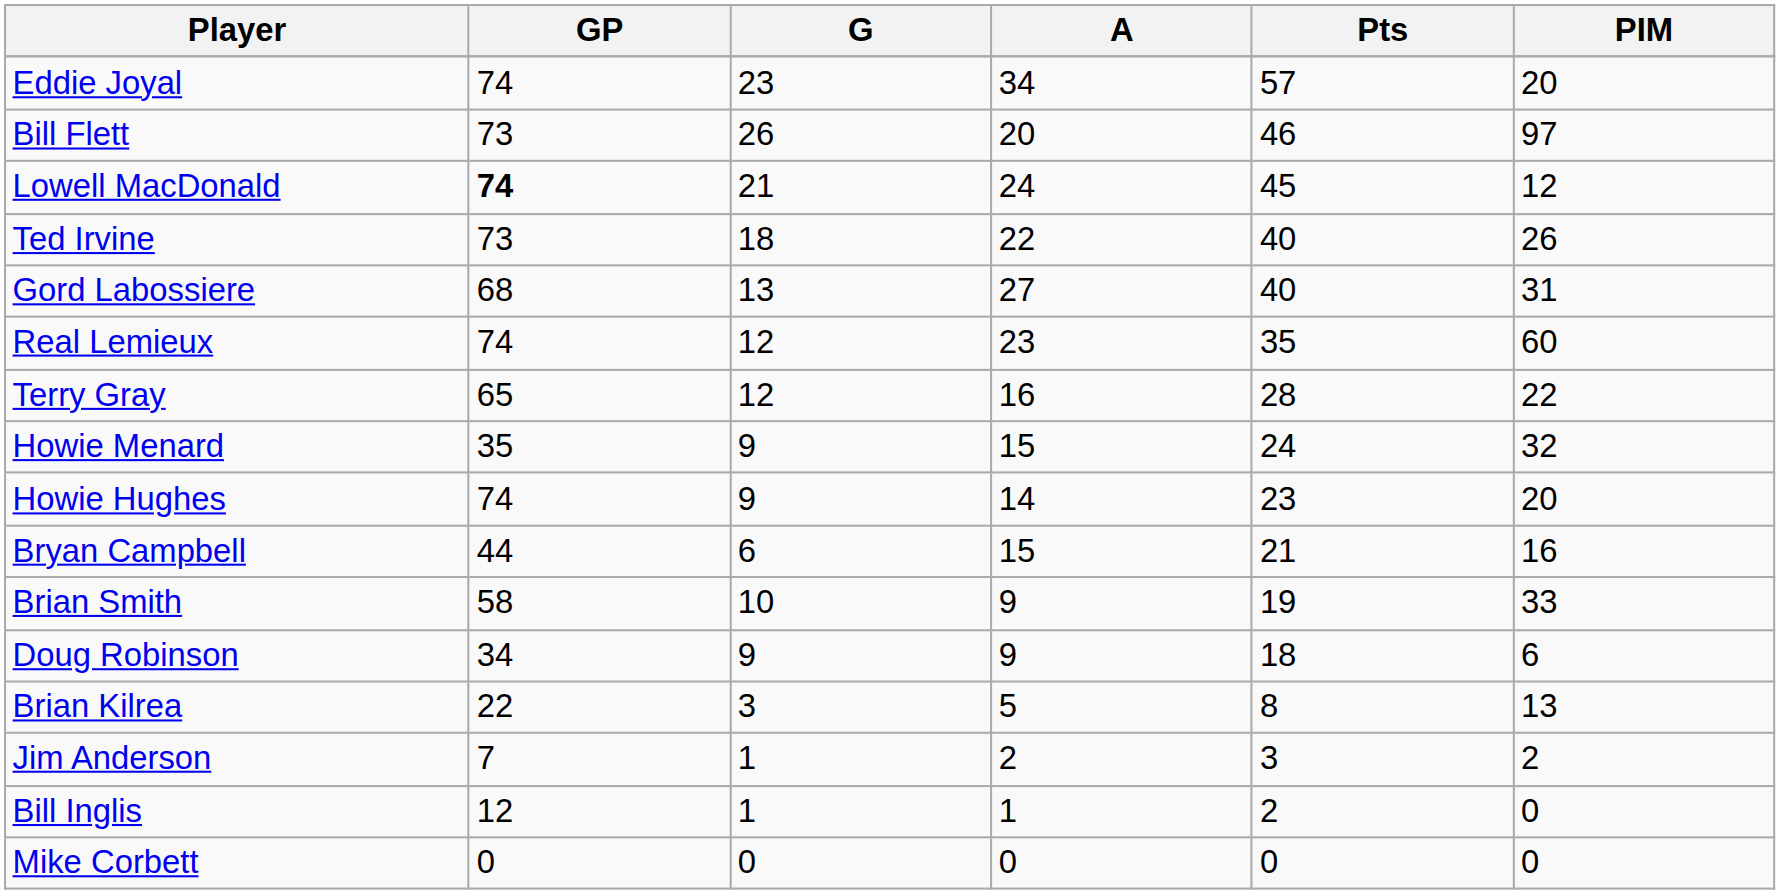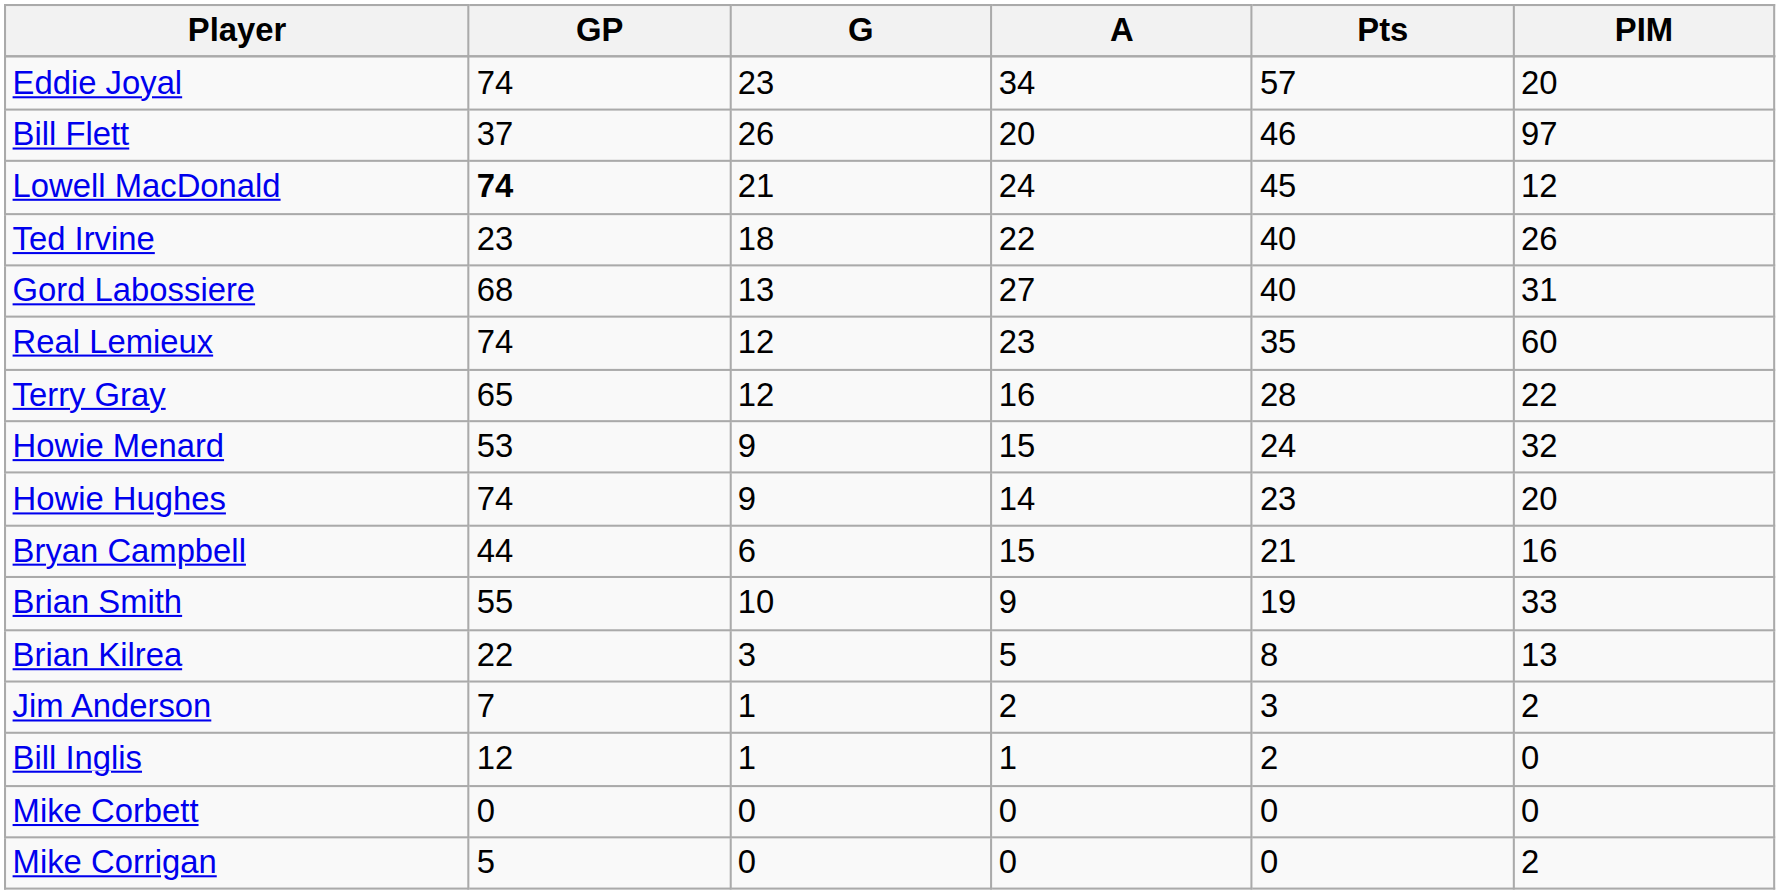(495, 134) 73 -> (495, 134) 37
(495, 238) 73 -> (495, 238) 23
(495, 446) 35 -> (495, 446) 53
(495, 602) 58 -> (495, 602) 55
- row: (126, 654)
+ row: (115, 862)
